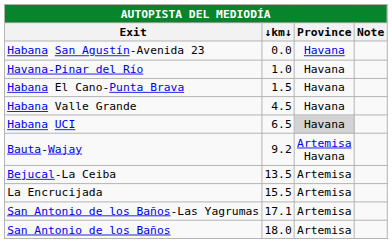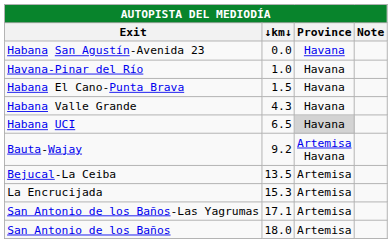(281, 106) 4.5 -> (281, 106) 4.3
(278, 193) 15.5 -> (278, 193) 15.3
